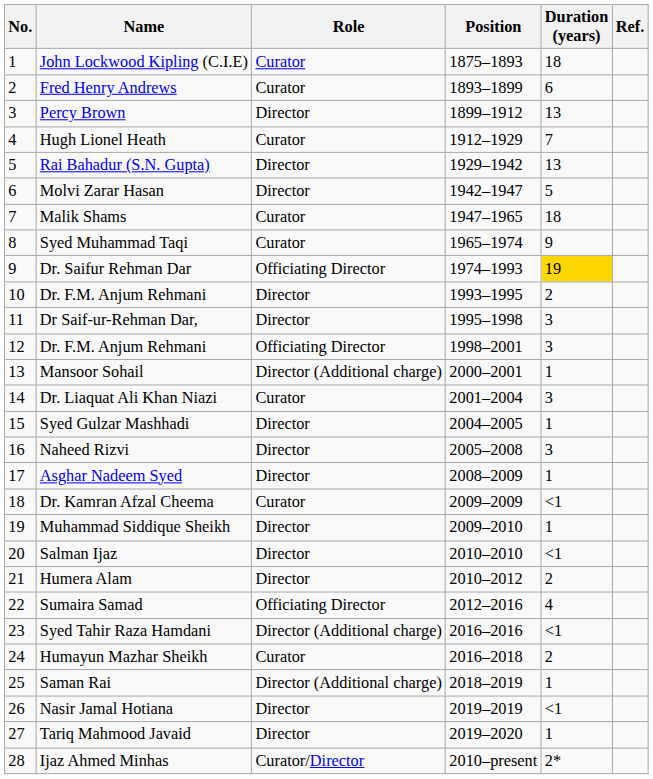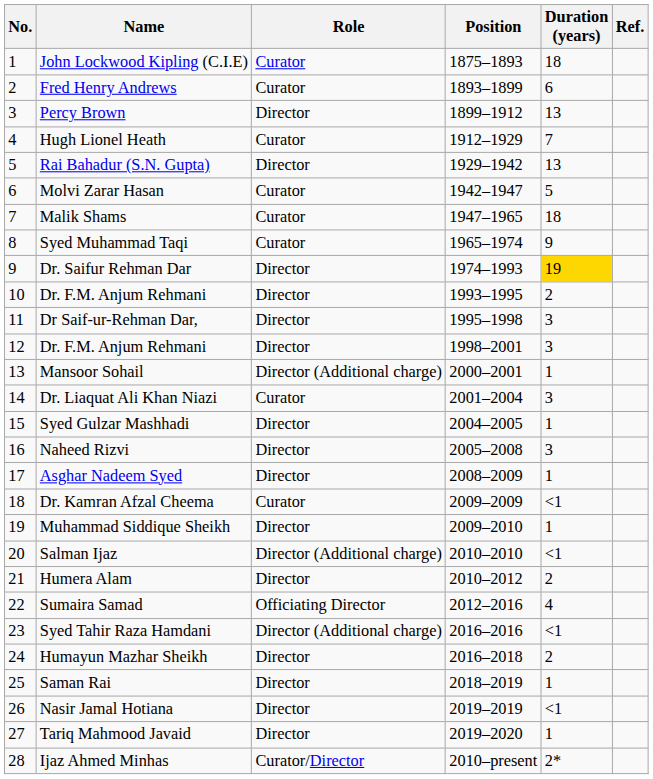(283, 191) Director -> (280, 191) Curator
(320, 268) Officiating Director -> (283, 268) Director
(320, 346) Officiating Director -> (283, 346) Director
(283, 553) Director -> (349, 553) Director (Additional charge)
(280, 656) Curator -> (283, 656) Director
(349, 682) Director (Additional charge) -> (283, 682) Director
